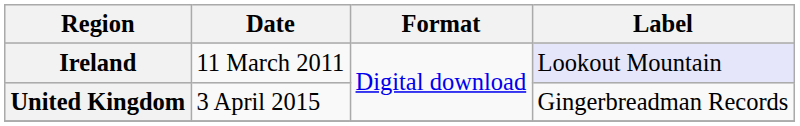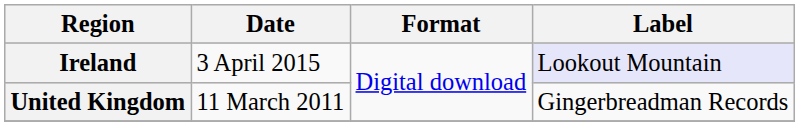(270, 62) 11 March 2011 -> (258, 62) 3 April 2015
(258, 101) 3 April 2015 -> (270, 101) 11 March 2011
